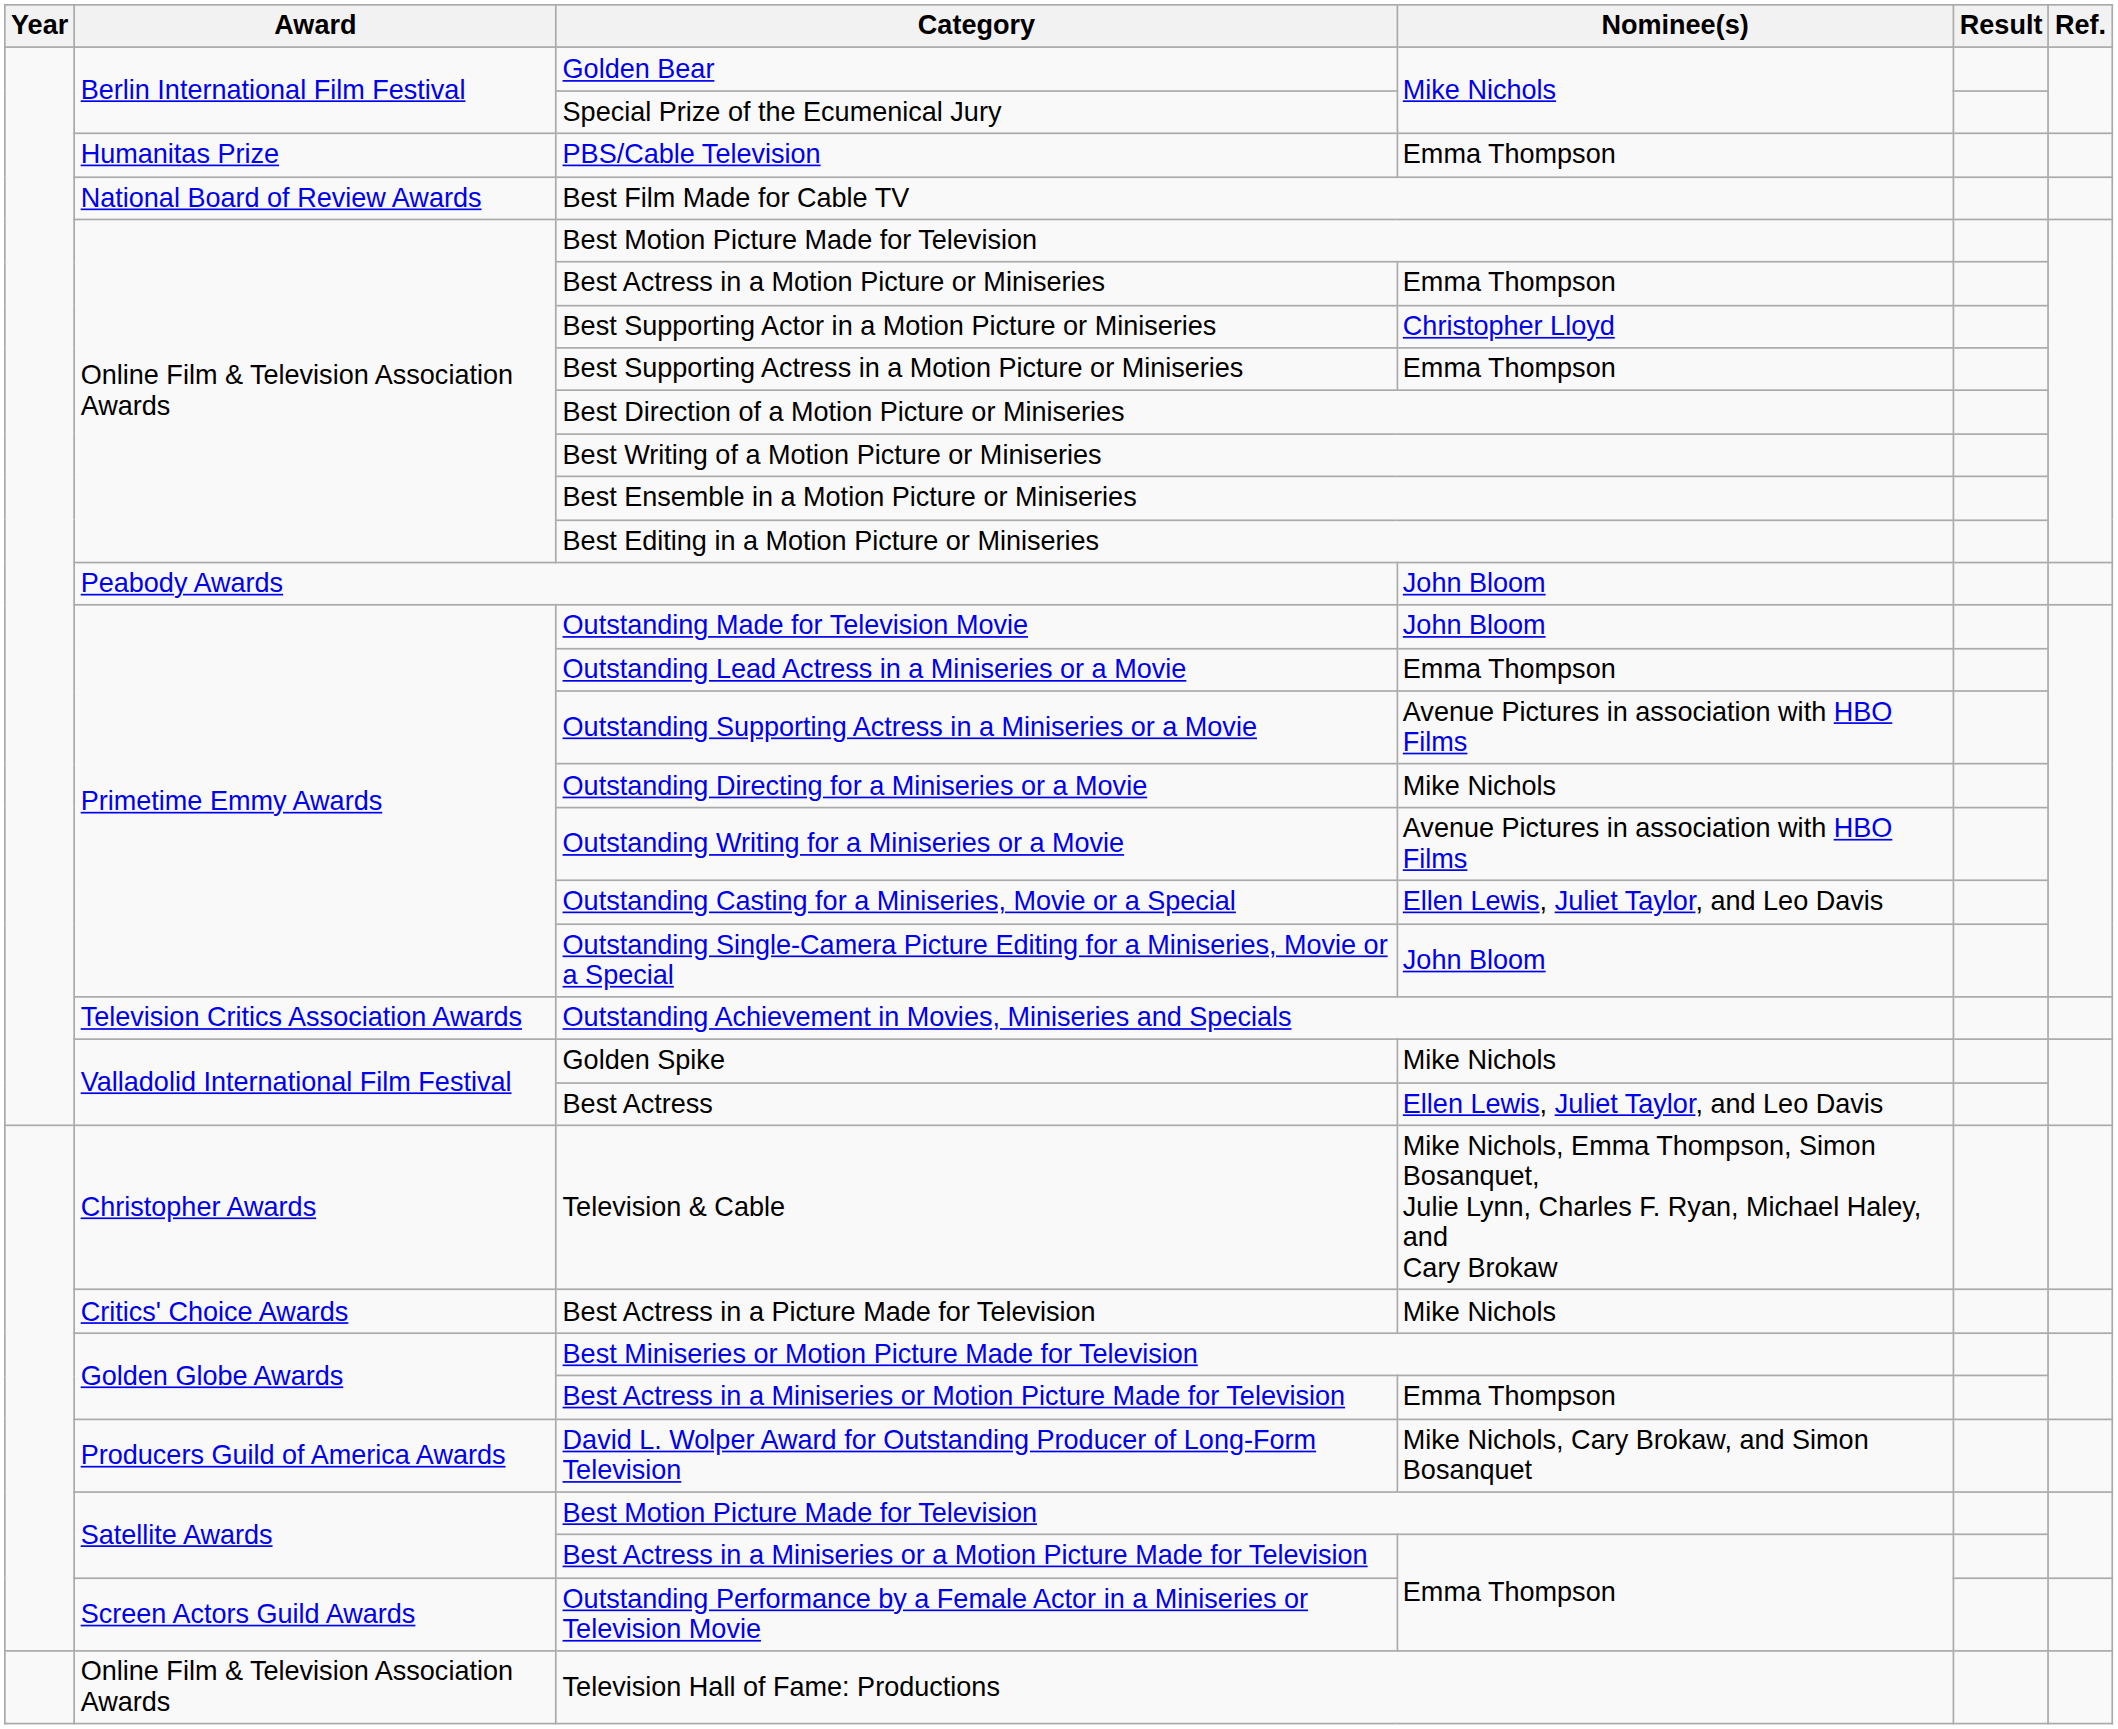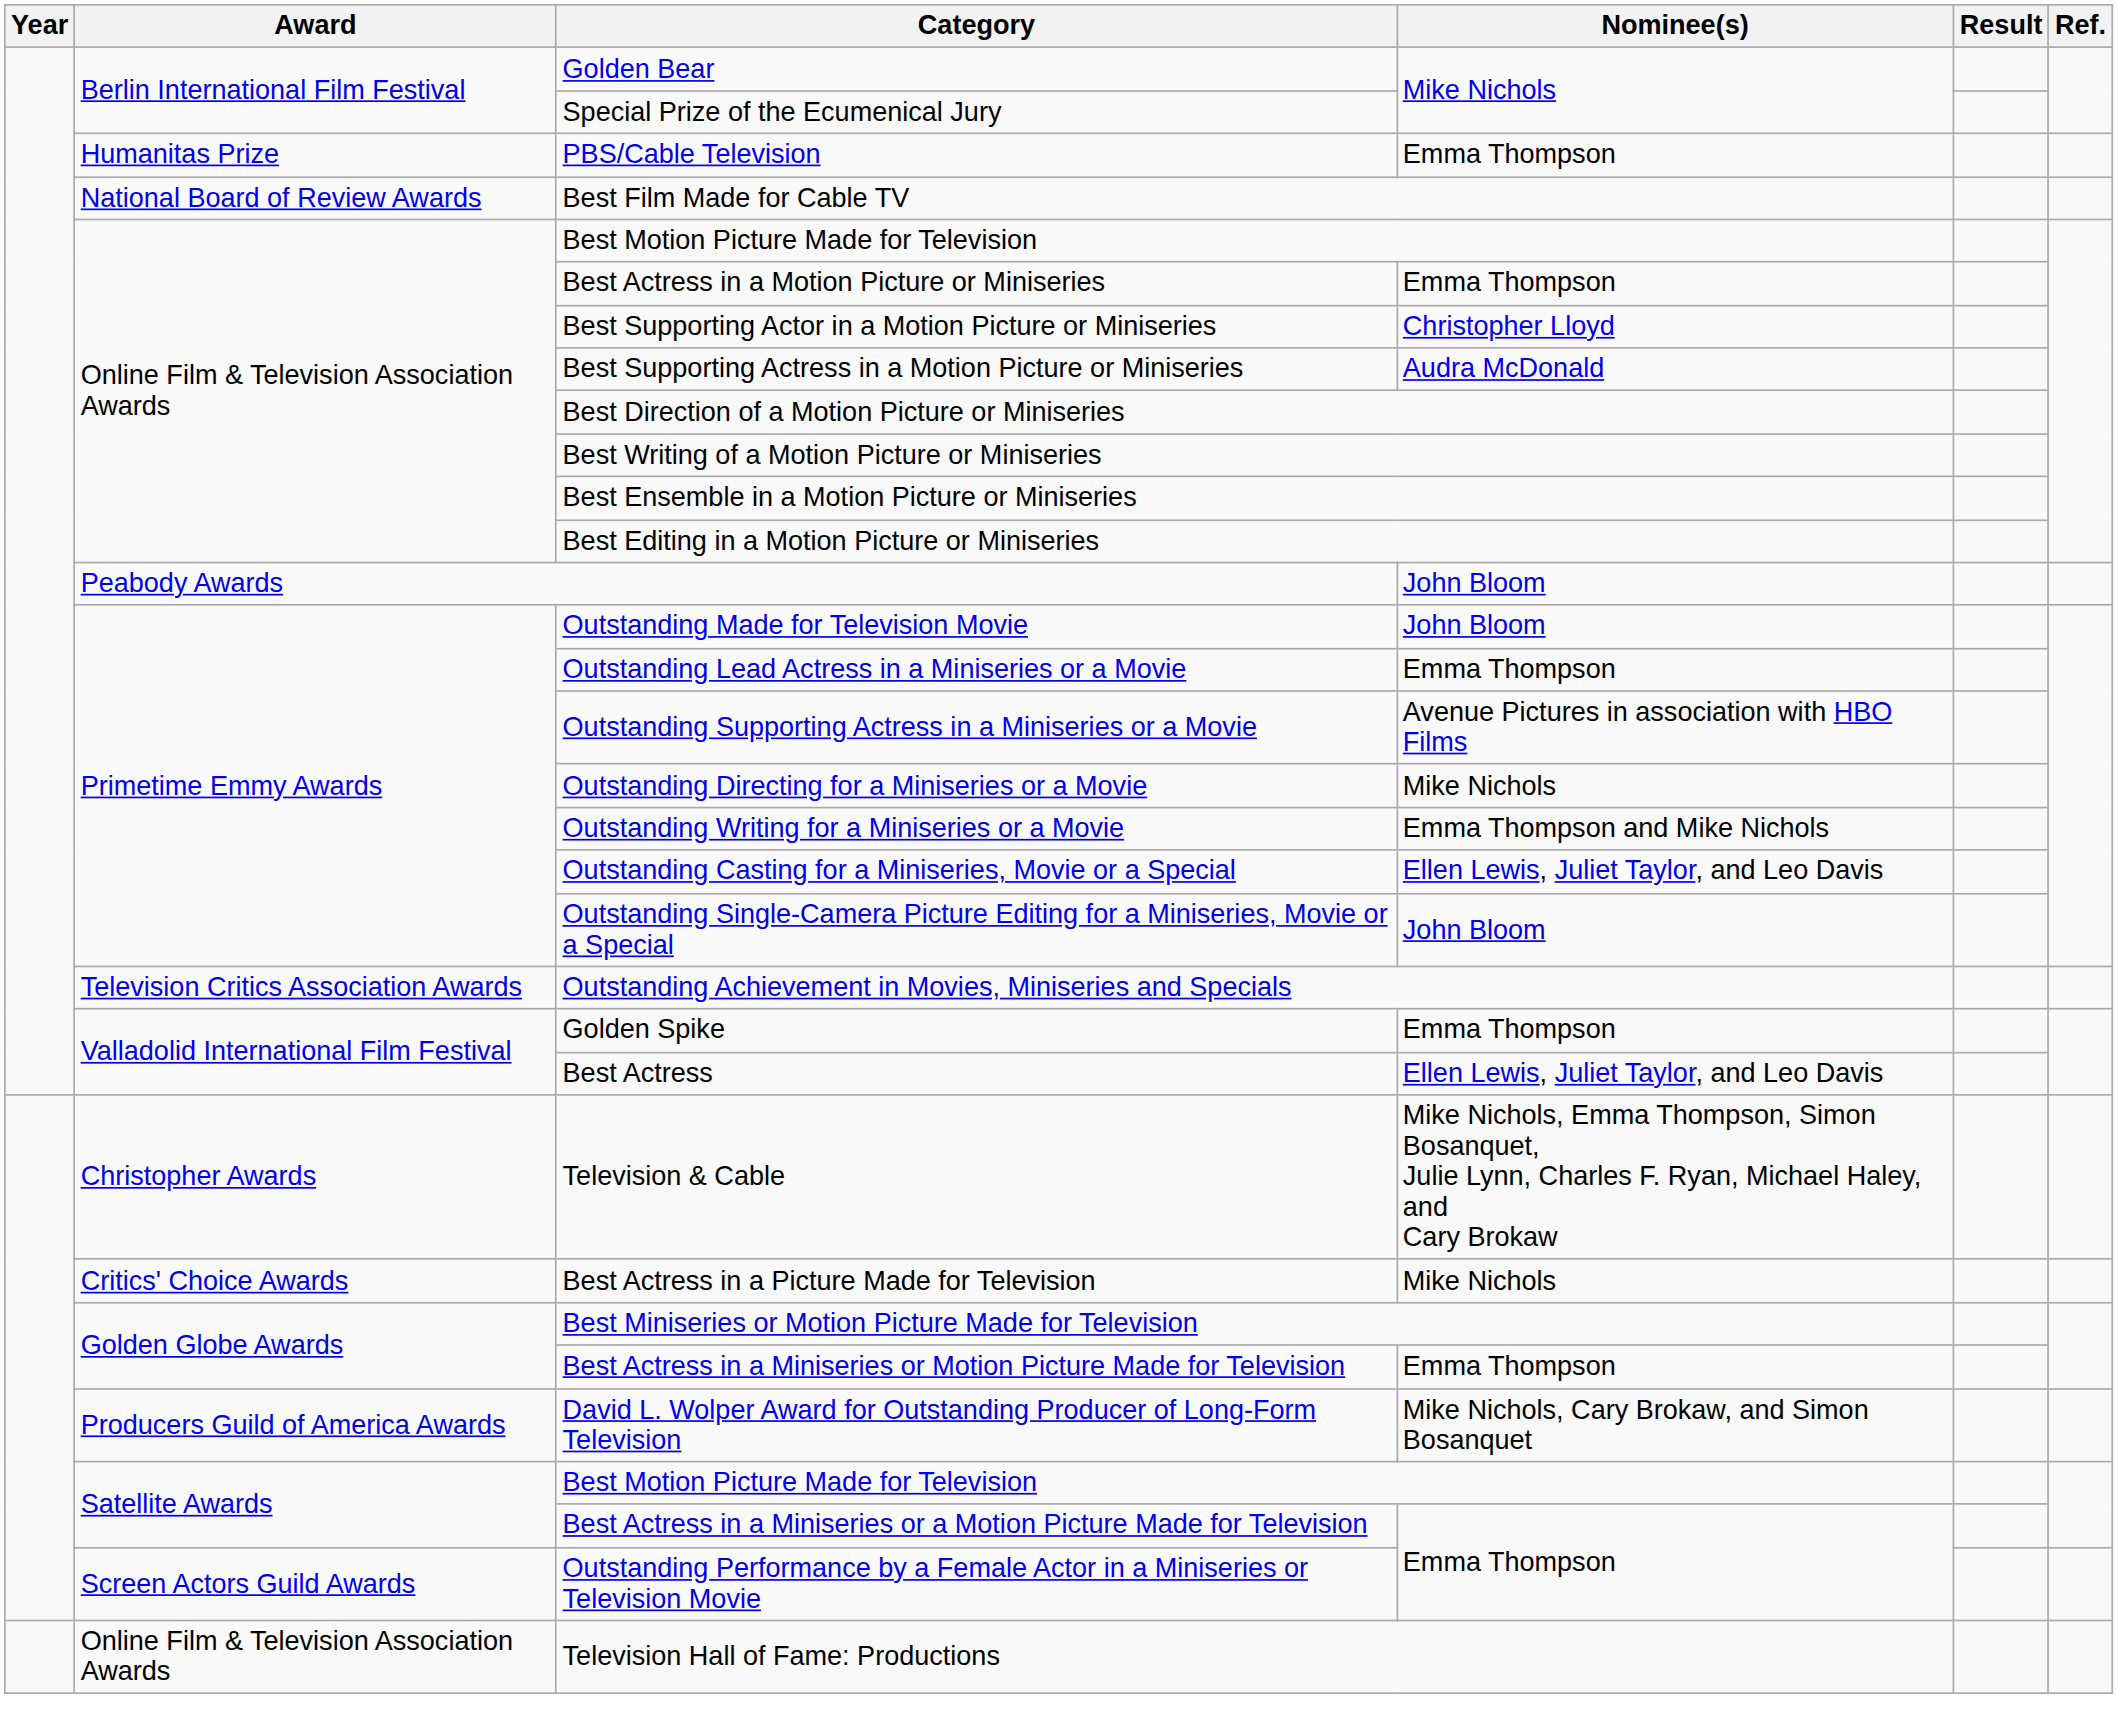(1509, 369) Emma Thompson -> (1504, 369) Audra McDonald
(1648, 843) Avenue Pictures in association with HBO Films -> (1616, 828) Emma Thompson and Mike Nichols
(1479, 1060) Mike Nichols -> (1509, 1030) Emma Thompson
